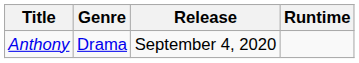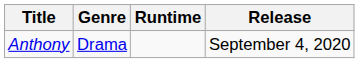columns swapped: (205, 17) <-> (317, 17)
